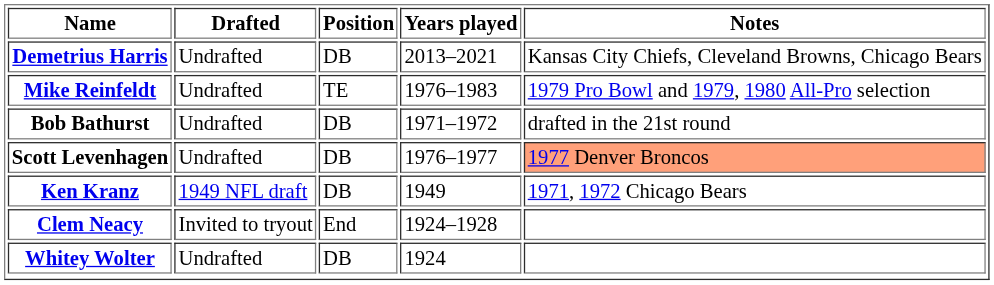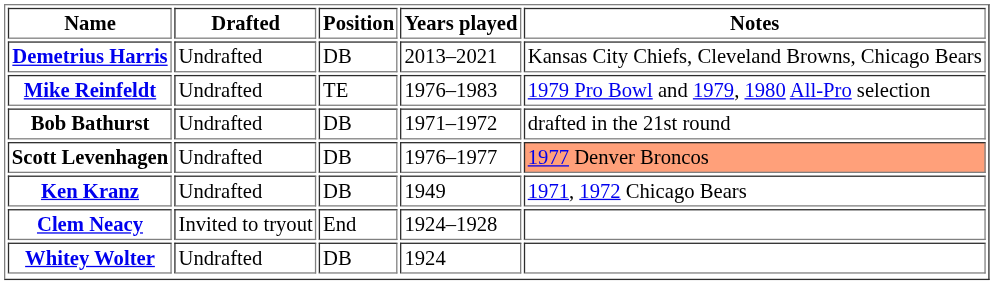(243, 190) 1949 NFL draft -> (220, 190) Undrafted
